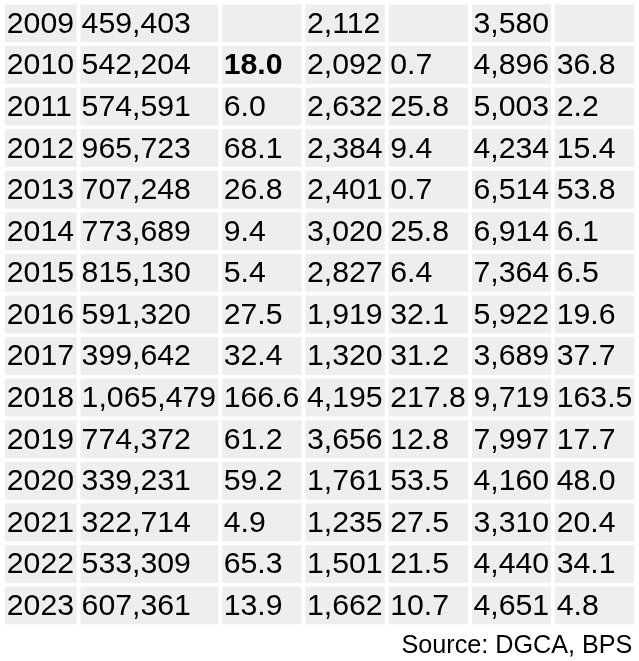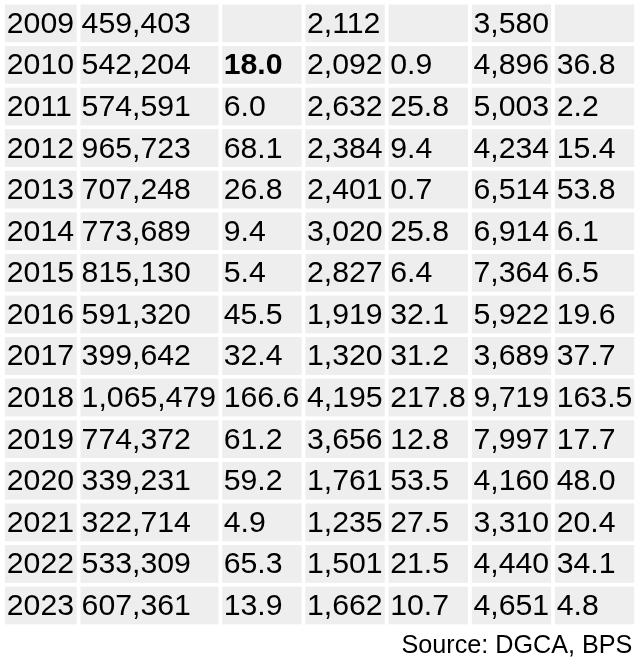(411, 64) 0.7 -> (411, 64) 0.9
(253, 313) 27.5 -> (253, 313) 45.5
